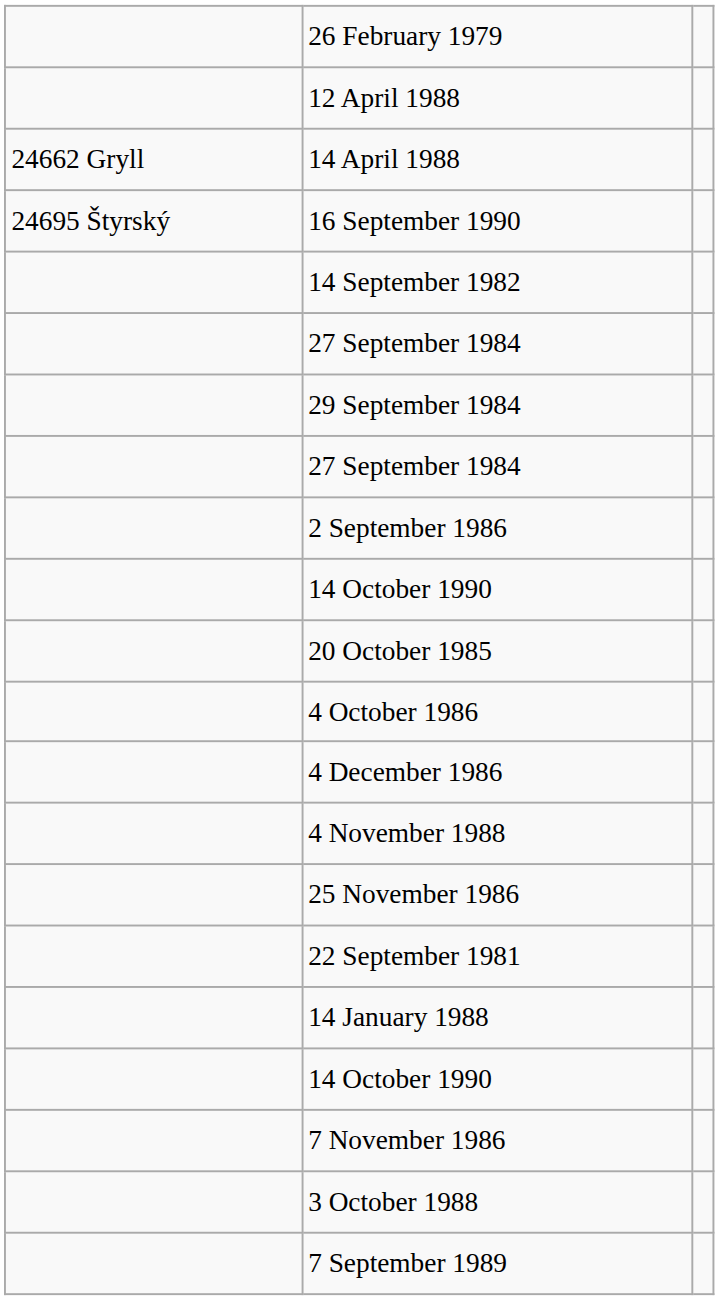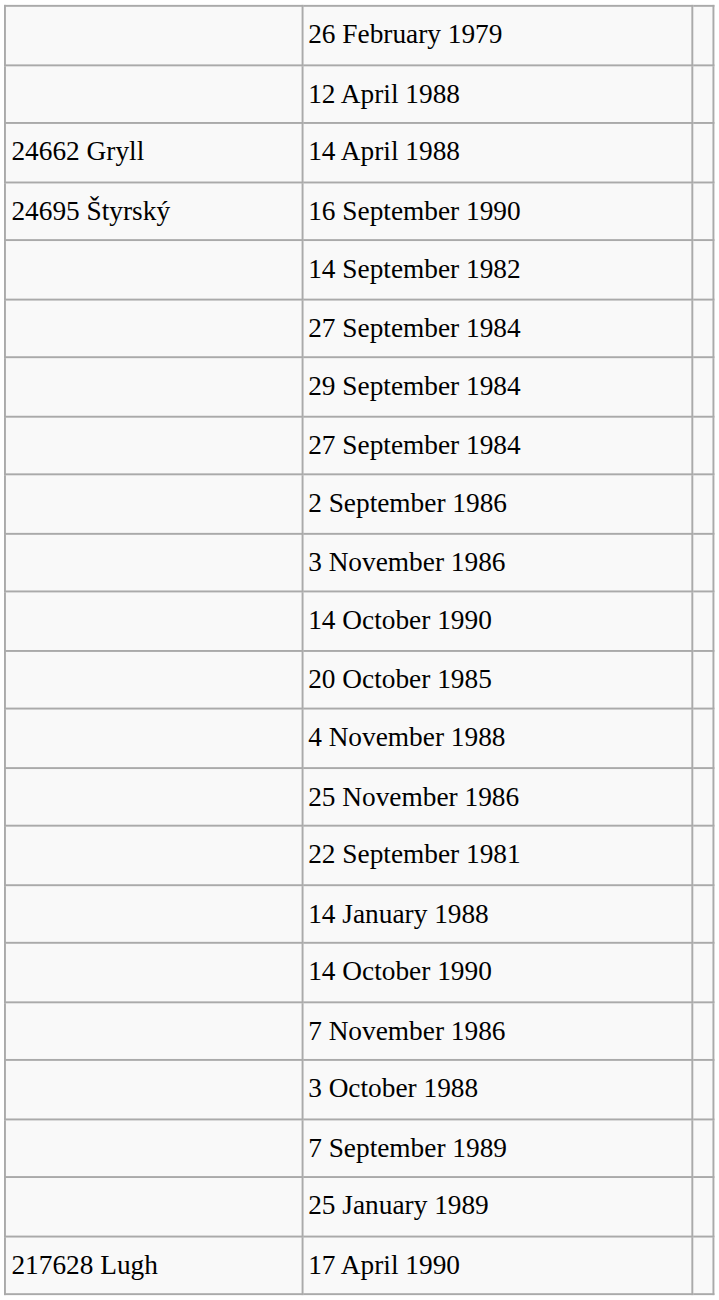+ row: (153, 563)
- row: (153, 711)
- row: (153, 773)
+ row: (153, 1207)
+ row: (85, 1264)
